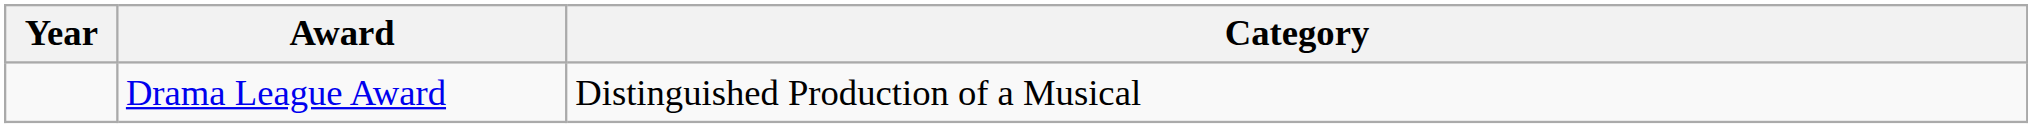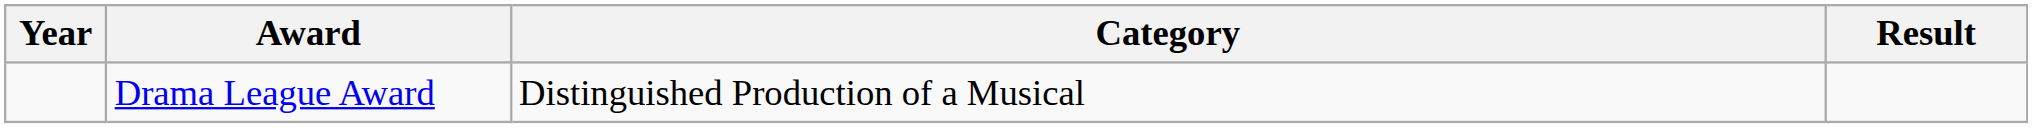+ column: (1926, 33)
